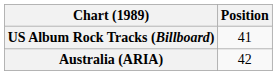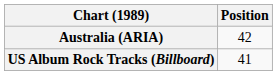rows swapped: (111, 59) <-> (111, 37)
